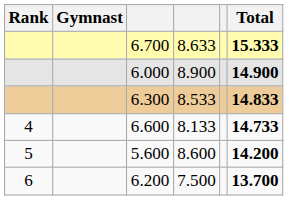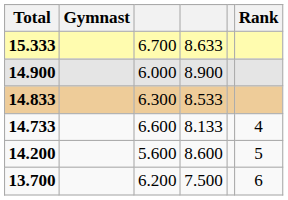columns swapped: (28, 18) <-> (255, 18)
